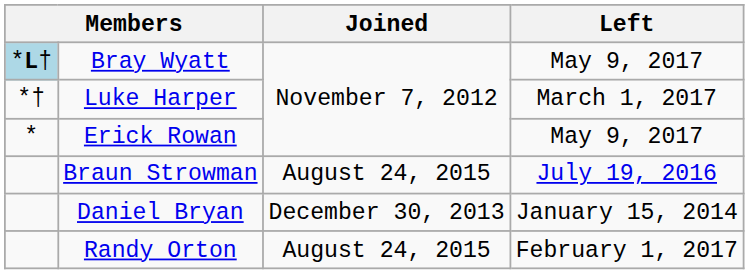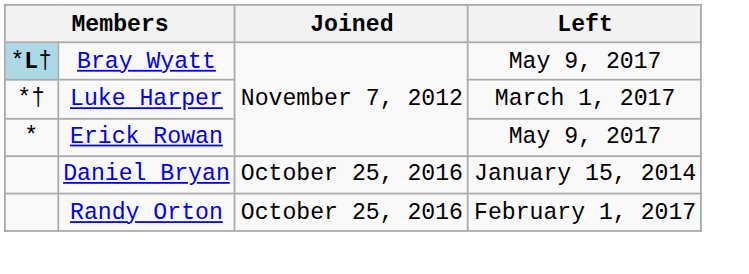- row: (160, 175)
(387, 212) December 30, 2013 -> (352, 175) October 25, 2016
(387, 250) August 24, 2015 -> (352, 212) October 25, 2016
